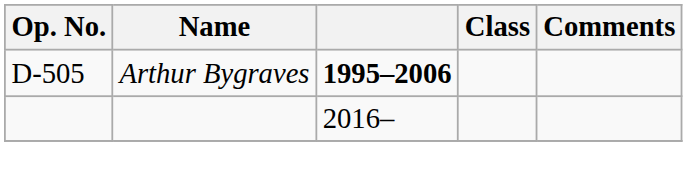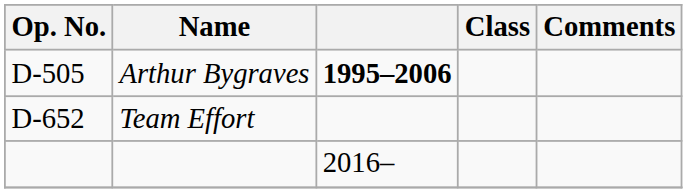+ row: (48, 118)
